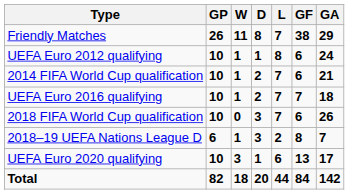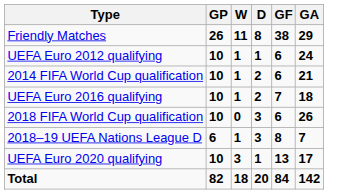- column: (282, 14)
